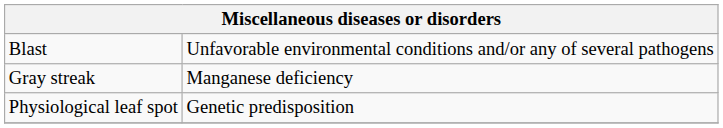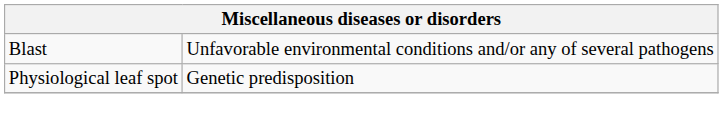- row: (52, 78)
